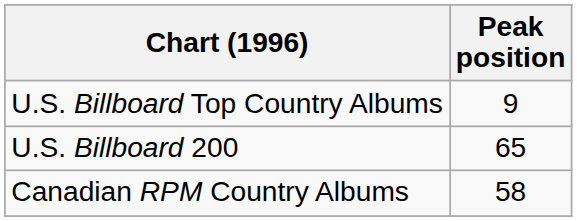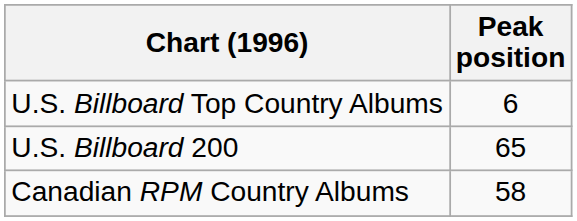(511, 103) 9 -> (511, 103) 6
